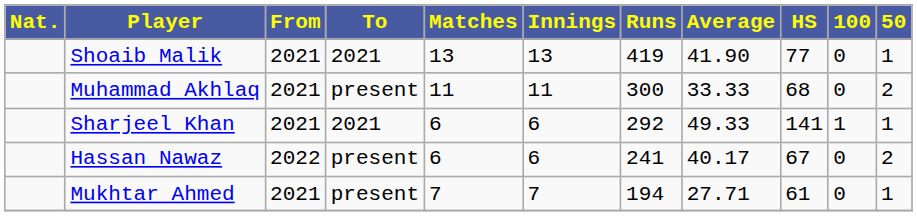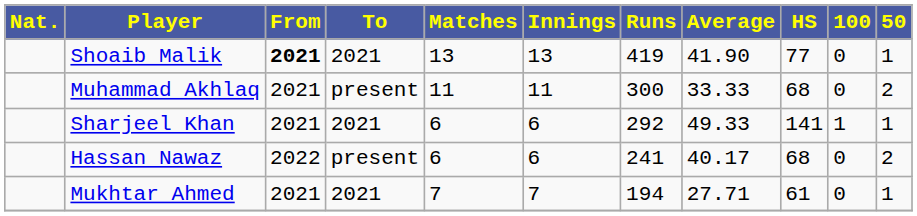(295, 56) normal -> (295, 56) bold
(798, 159) 67 -> (798, 159) 68
(375, 194) present -> (356, 194) 2021
